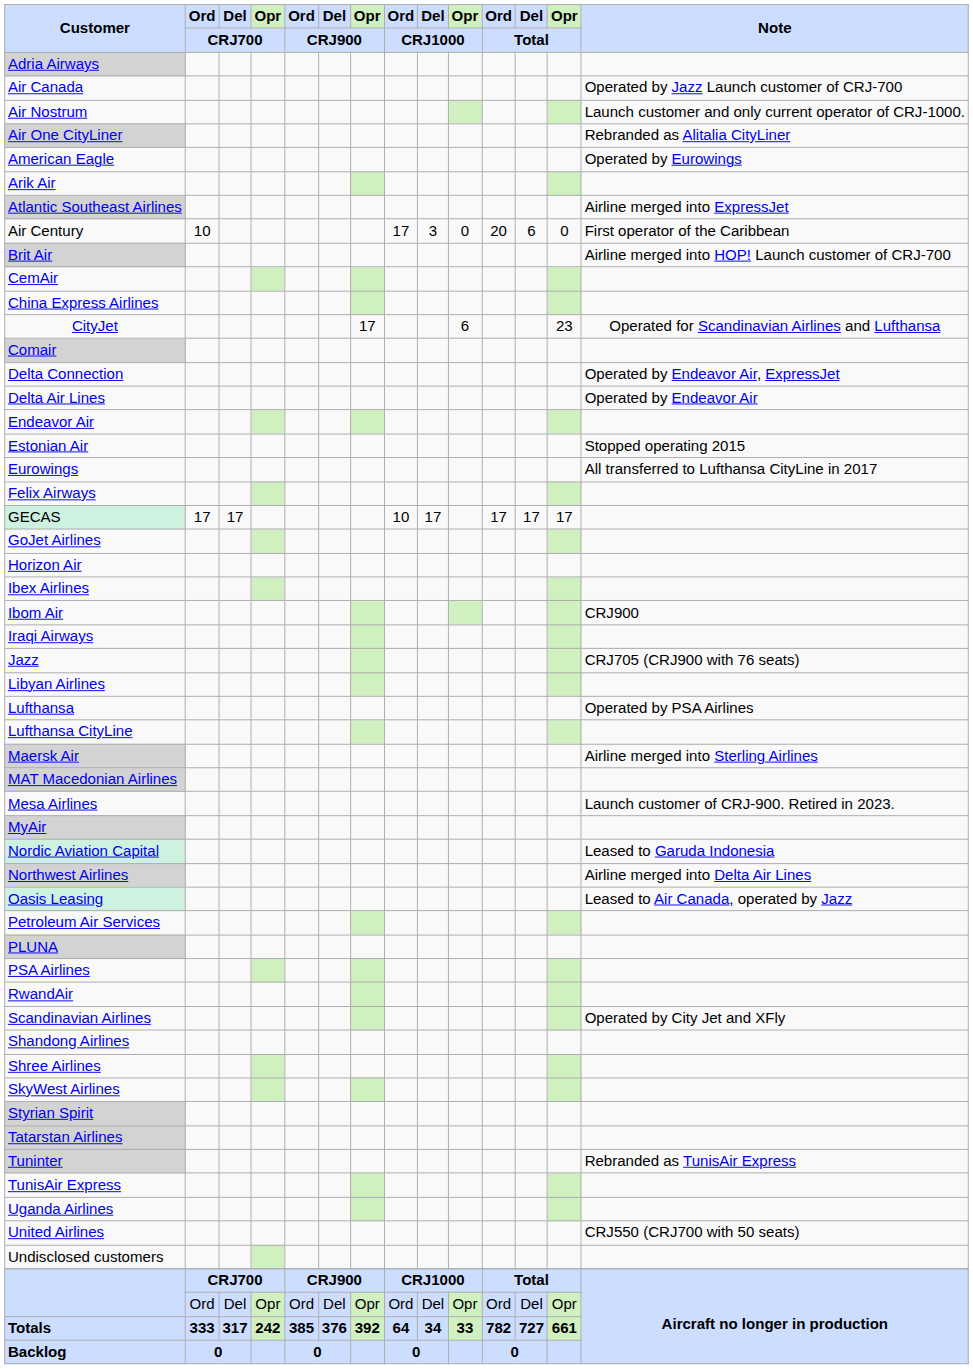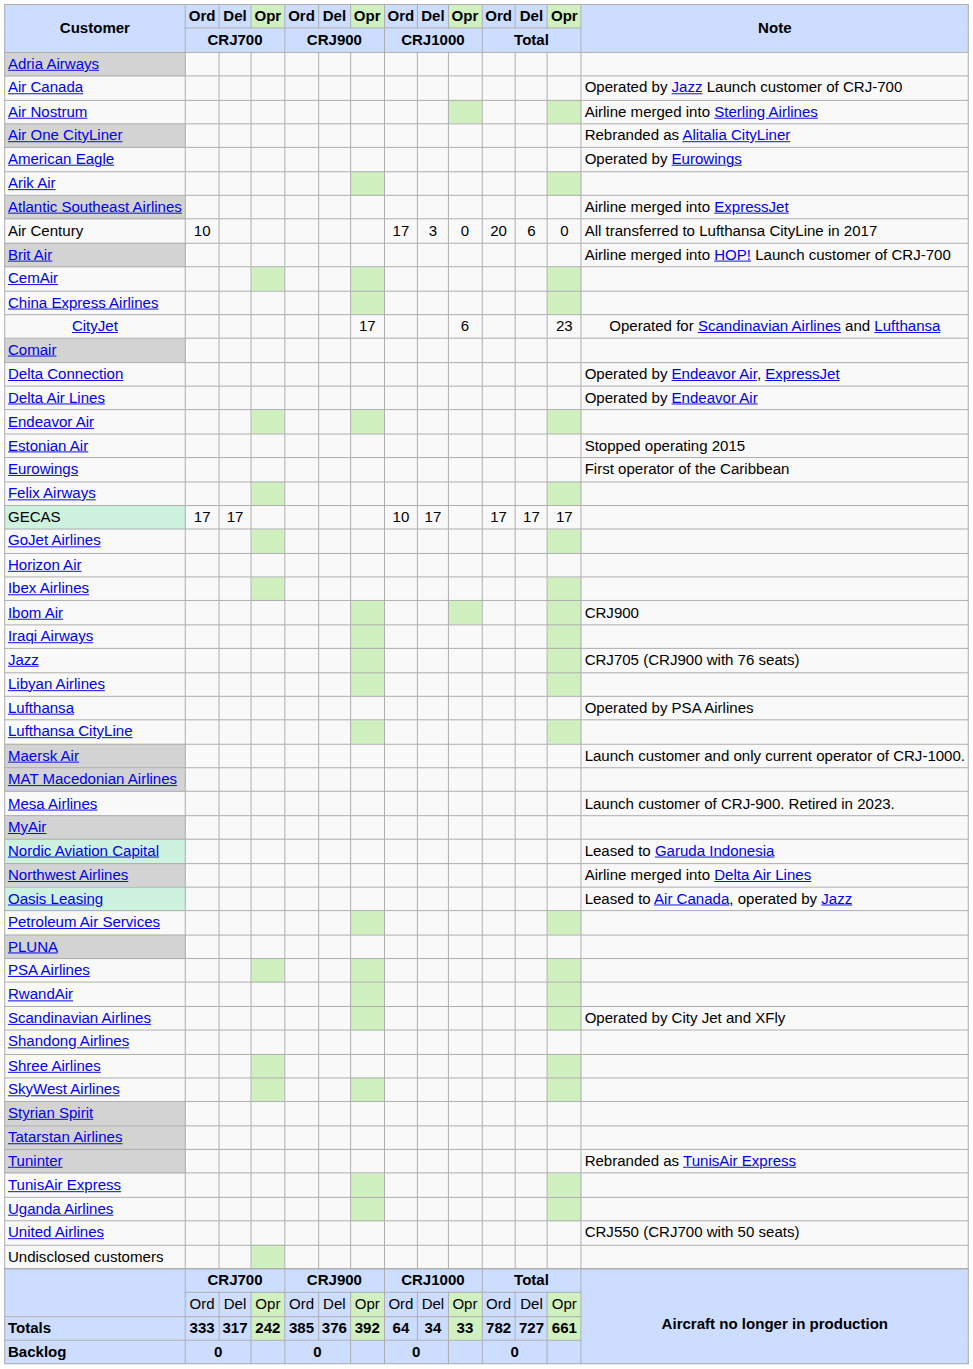(775, 111) Launch customer and only current operator of CRJ-1000. -> (701, 111) Airline merged into Sterling Airlines
(687, 231) First operator of the Caribbean -> (731, 231) All transferred to Lufthansa CityLine in 2017
(731, 469) All transferred to Lufthansa CityLine in 2017 -> (687, 469) First operator of the Caribbean
(701, 755) Airline merged into Sterling Airlines -> (775, 755) Launch customer and only current operator of CRJ-1000.
